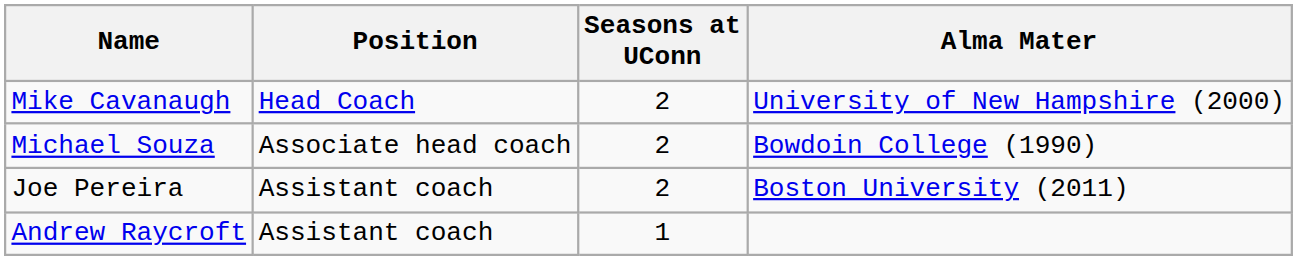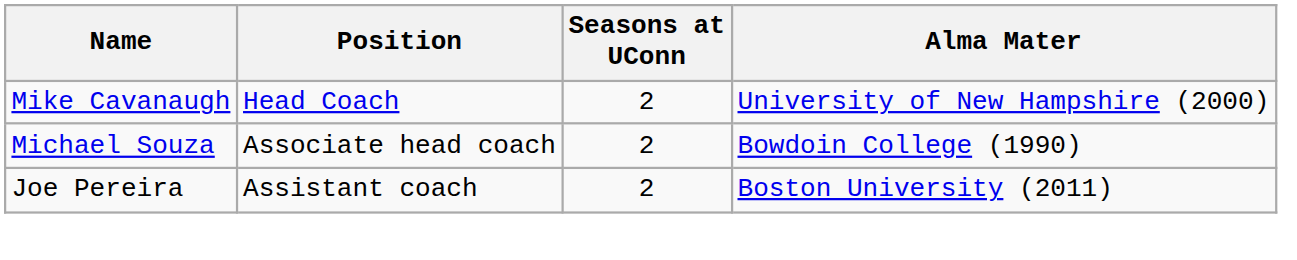- row: (129, 233)
